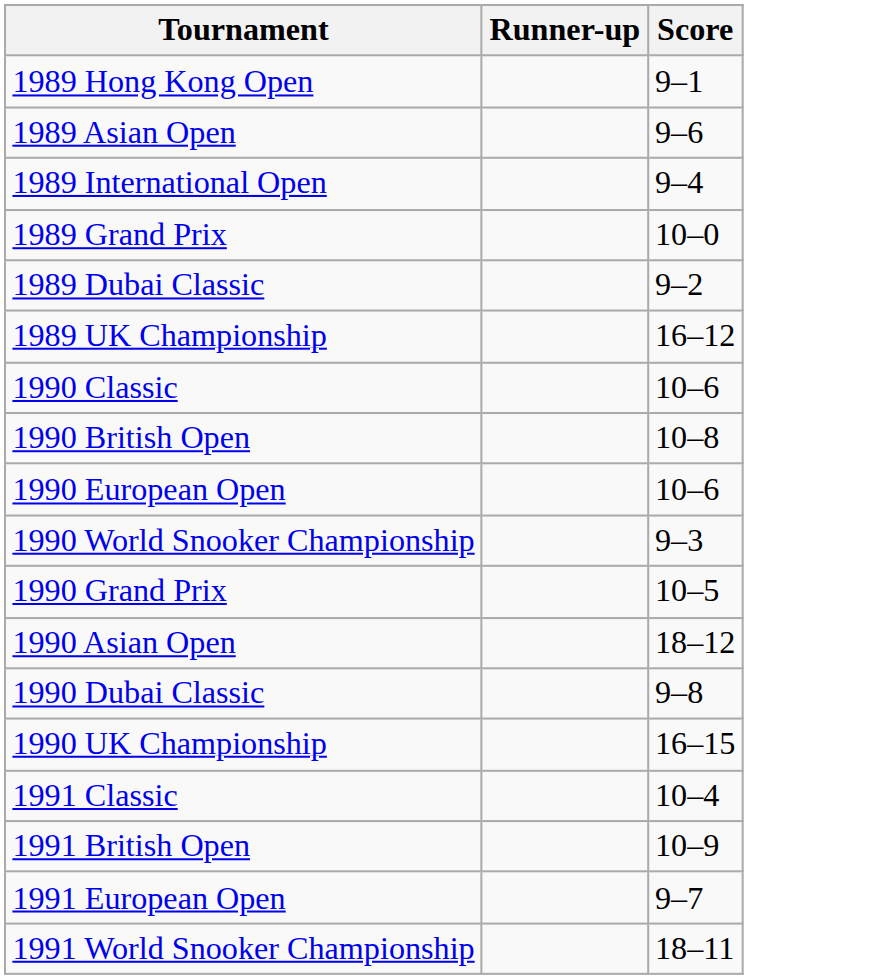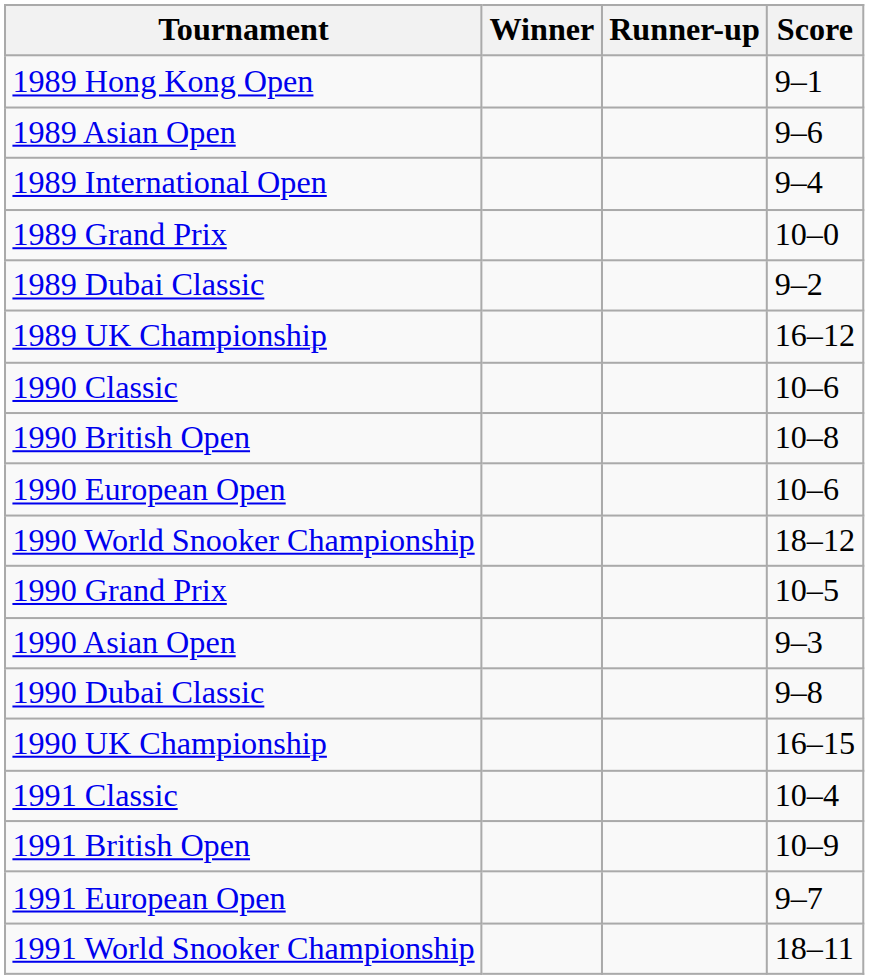+ column: (542, 30)
(679, 540) 9–3 -> (815, 540) 18–12
(695, 642) 18–12 -> (799, 642) 9–3
